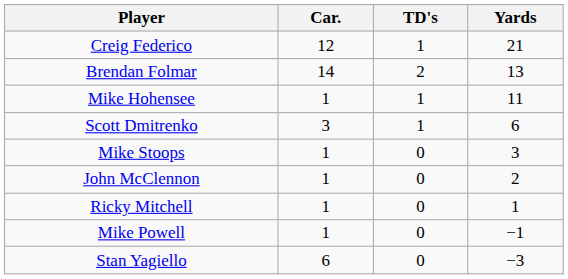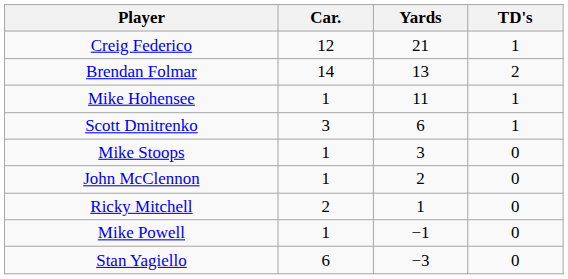columns swapped: (515, 17) <-> (420, 17)
(326, 206) 1 -> (326, 206) 2
